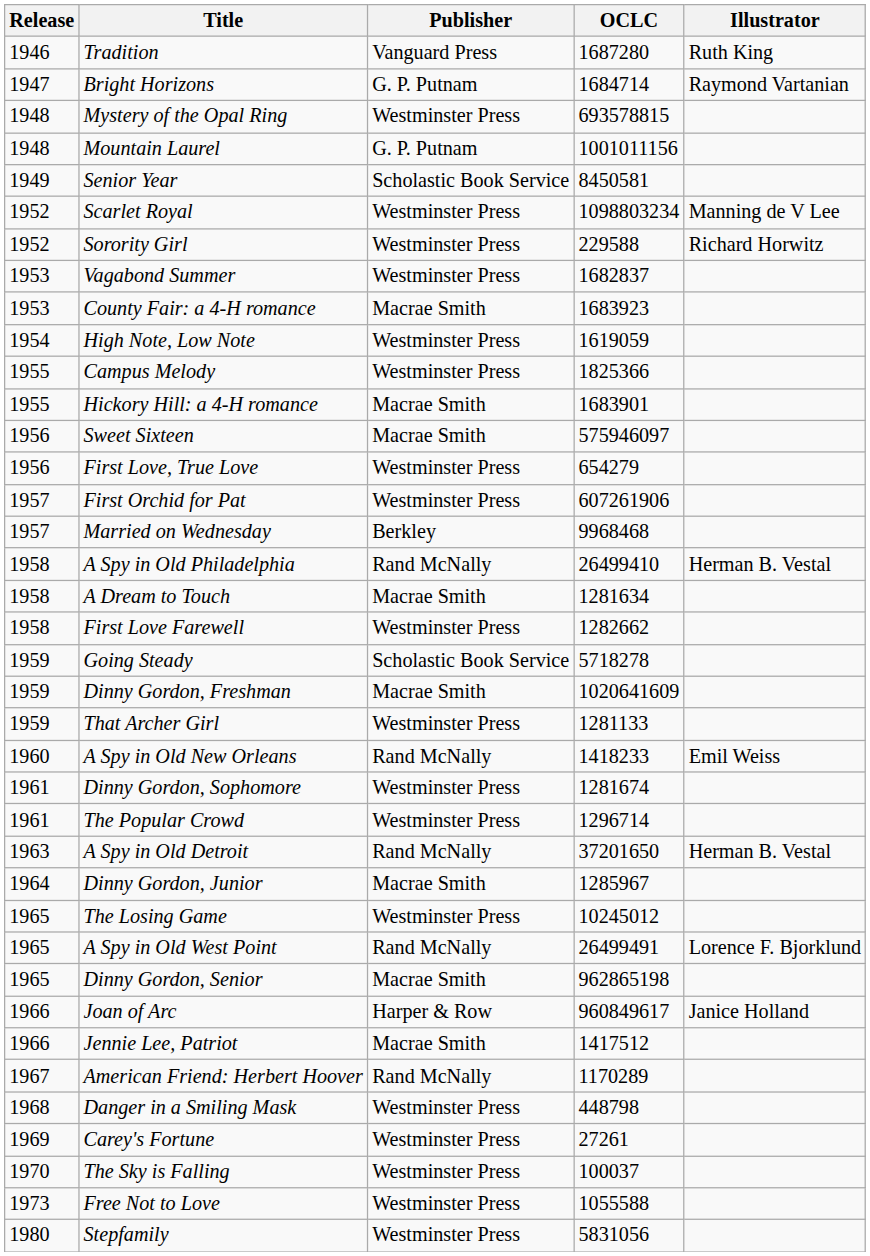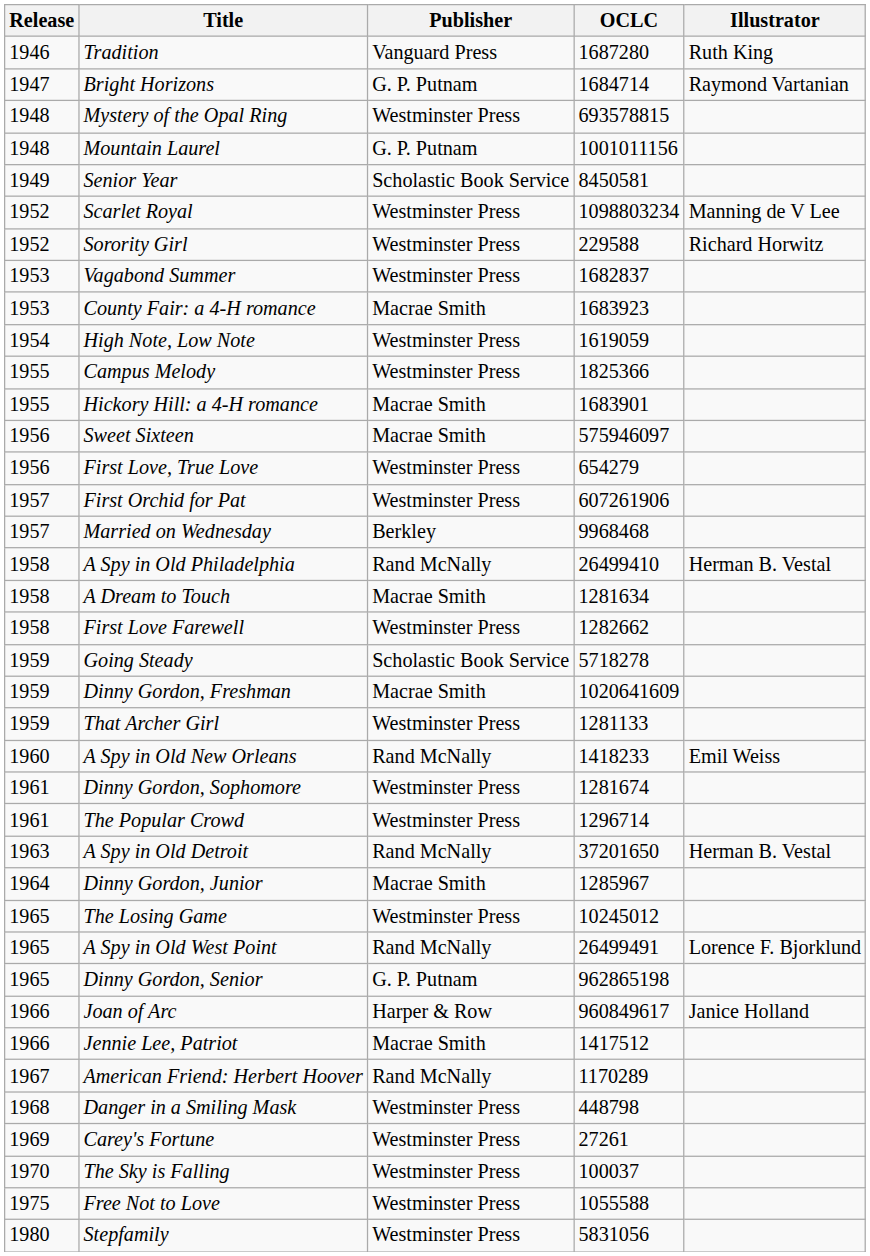(429, 979) Macrae Smith -> (425, 979) G. P. Putnam
(29, 1203) 1973 -> (29, 1203) 1975
